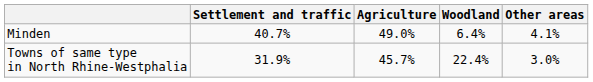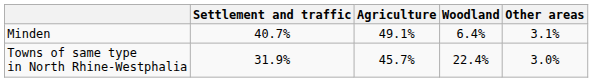(397, 34) 49.0% -> (397, 34) 49.1%
(545, 34) 4.1% -> (545, 34) 3.1%
